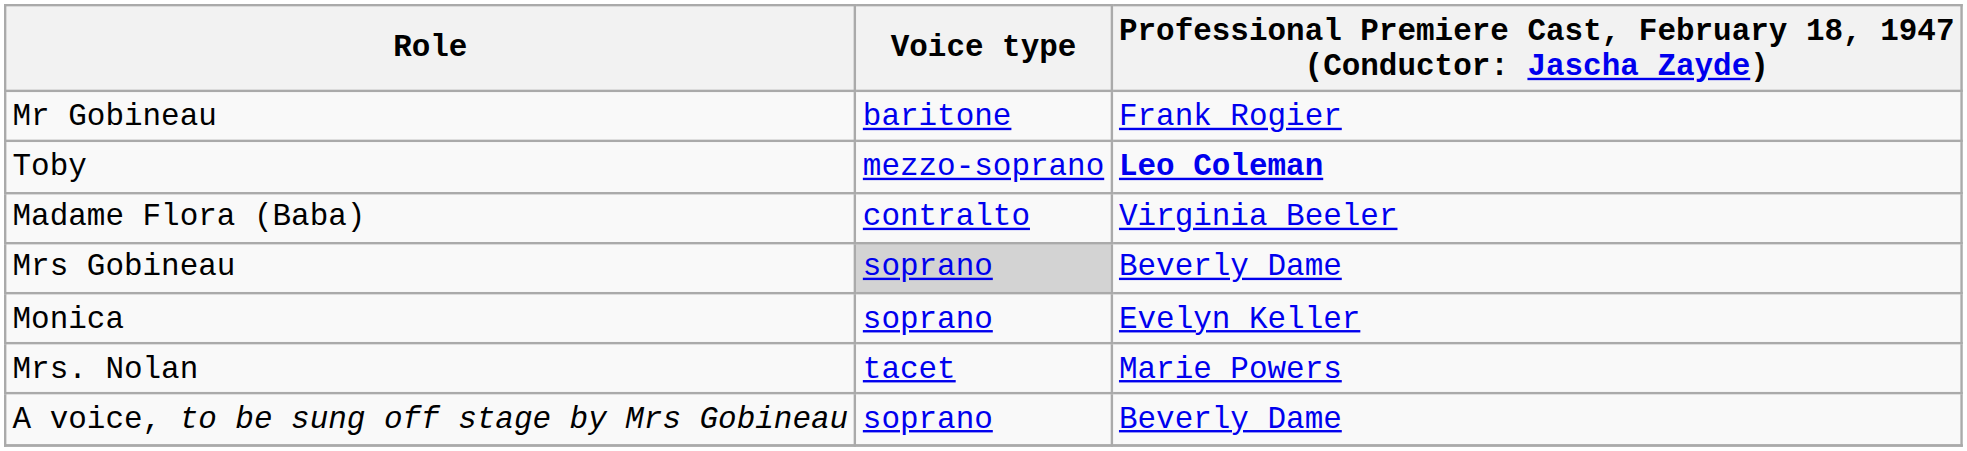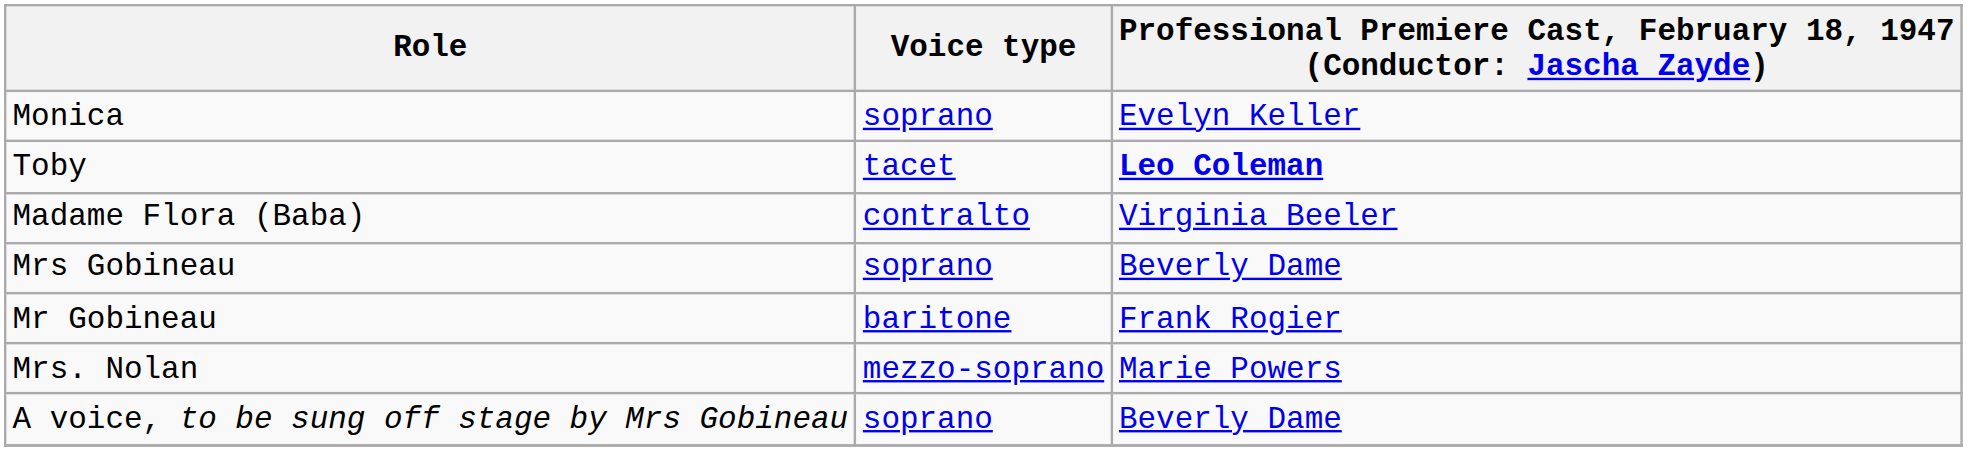rows swapped: (68, 318) <-> (115, 117)
(984, 167) mezzo-soprano -> (909, 167) tacet
(928, 268) lightgrey background -> (928, 268) no background
(909, 369) tacet -> (984, 369) mezzo-soprano
